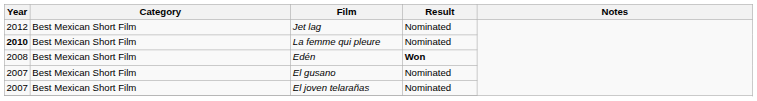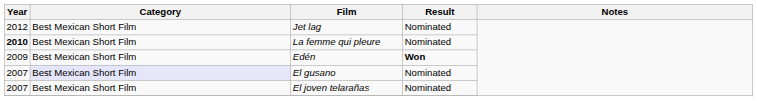(17, 57) 2008 -> (17, 57) 2009
(84, 73) no background -> (84, 73) lavender background
